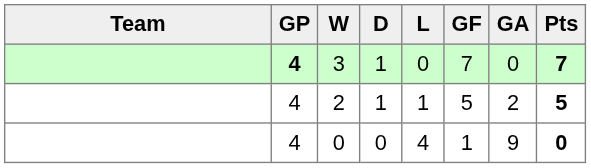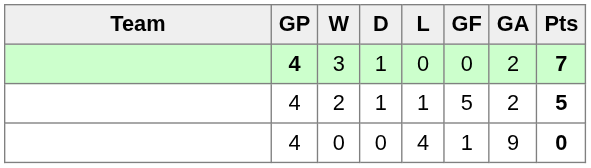(467, 63) 7 -> (467, 63) 0
(513, 63) 0 -> (513, 63) 2
